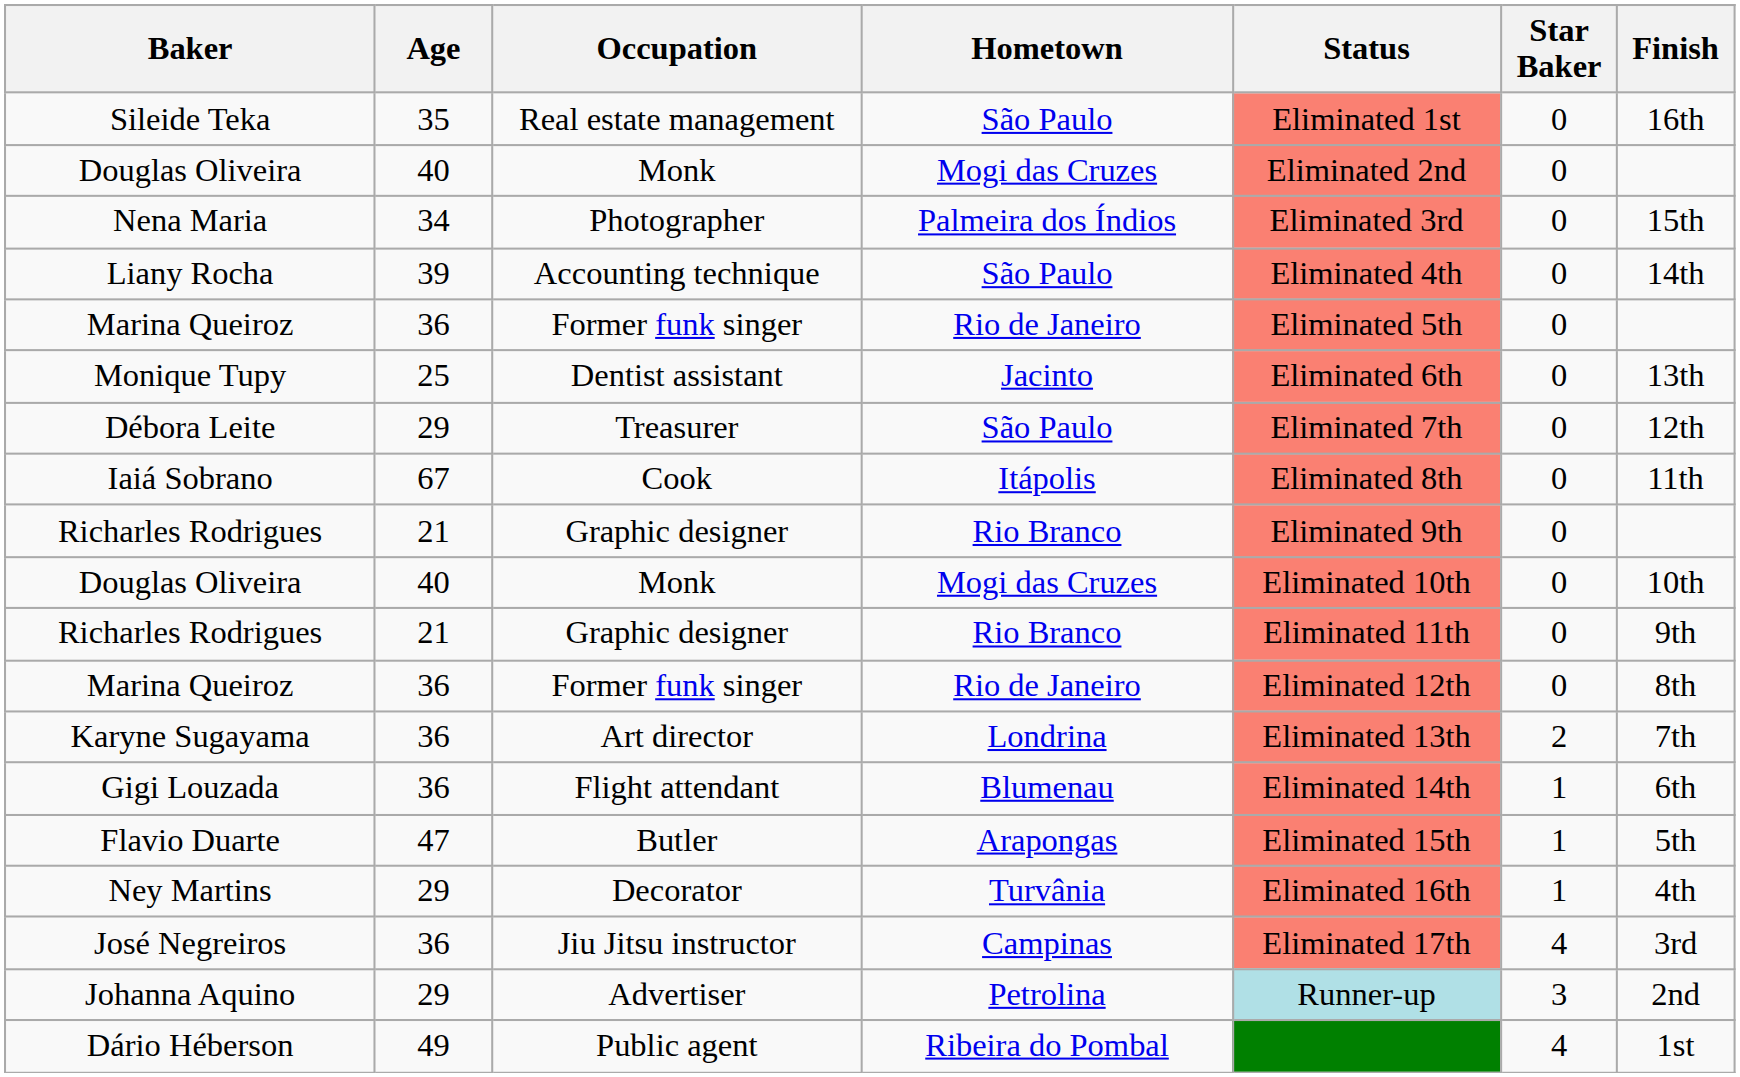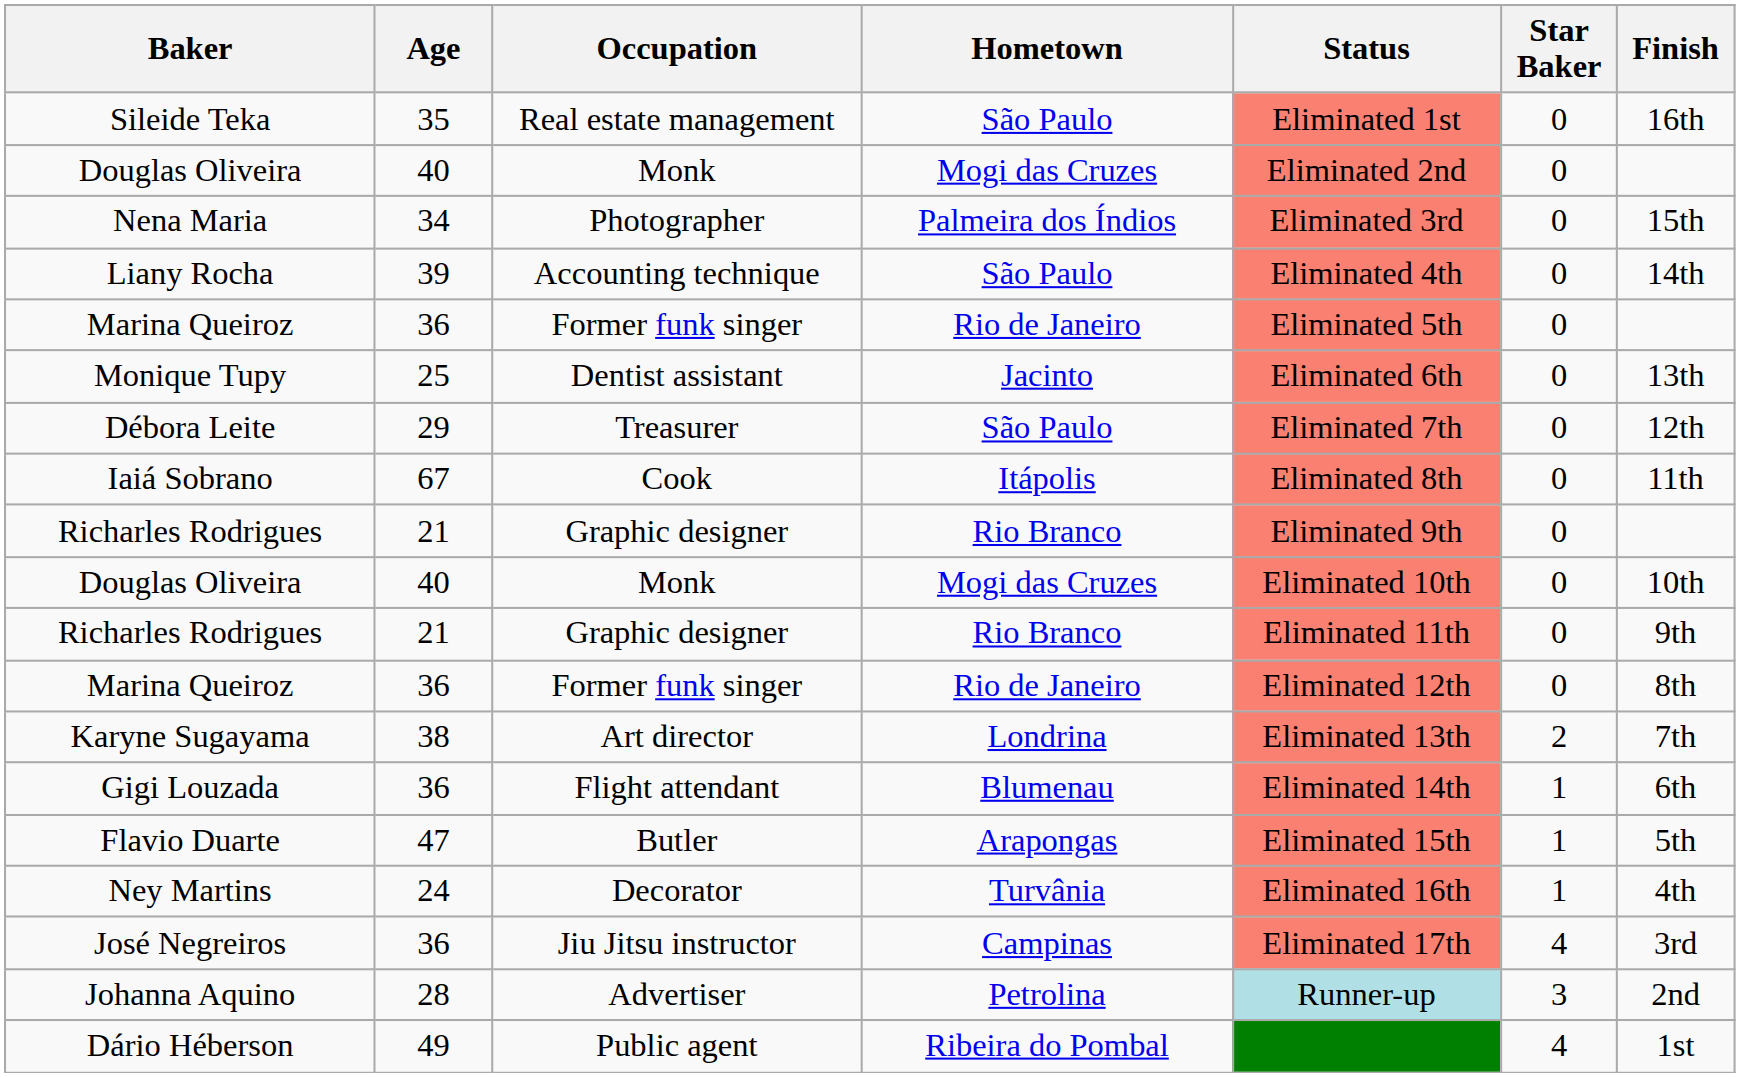(433, 736) 36 -> (433, 736) 38
(433, 890) 29 -> (433, 890) 24
(433, 993) 29 -> (433, 993) 28
